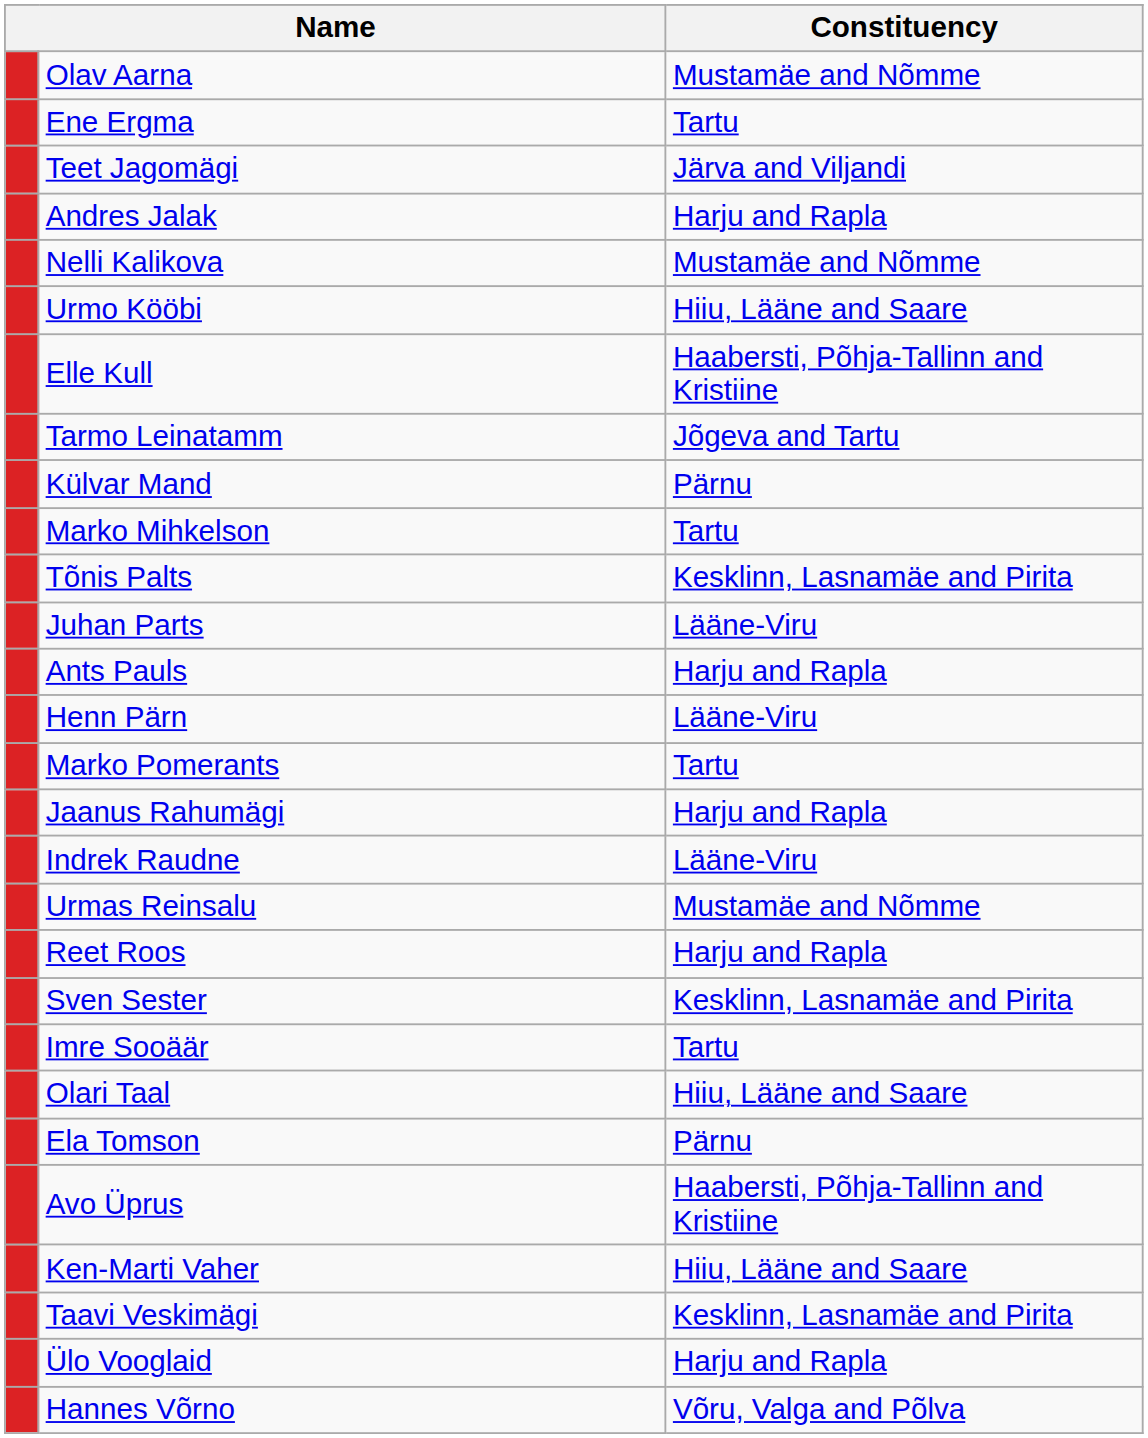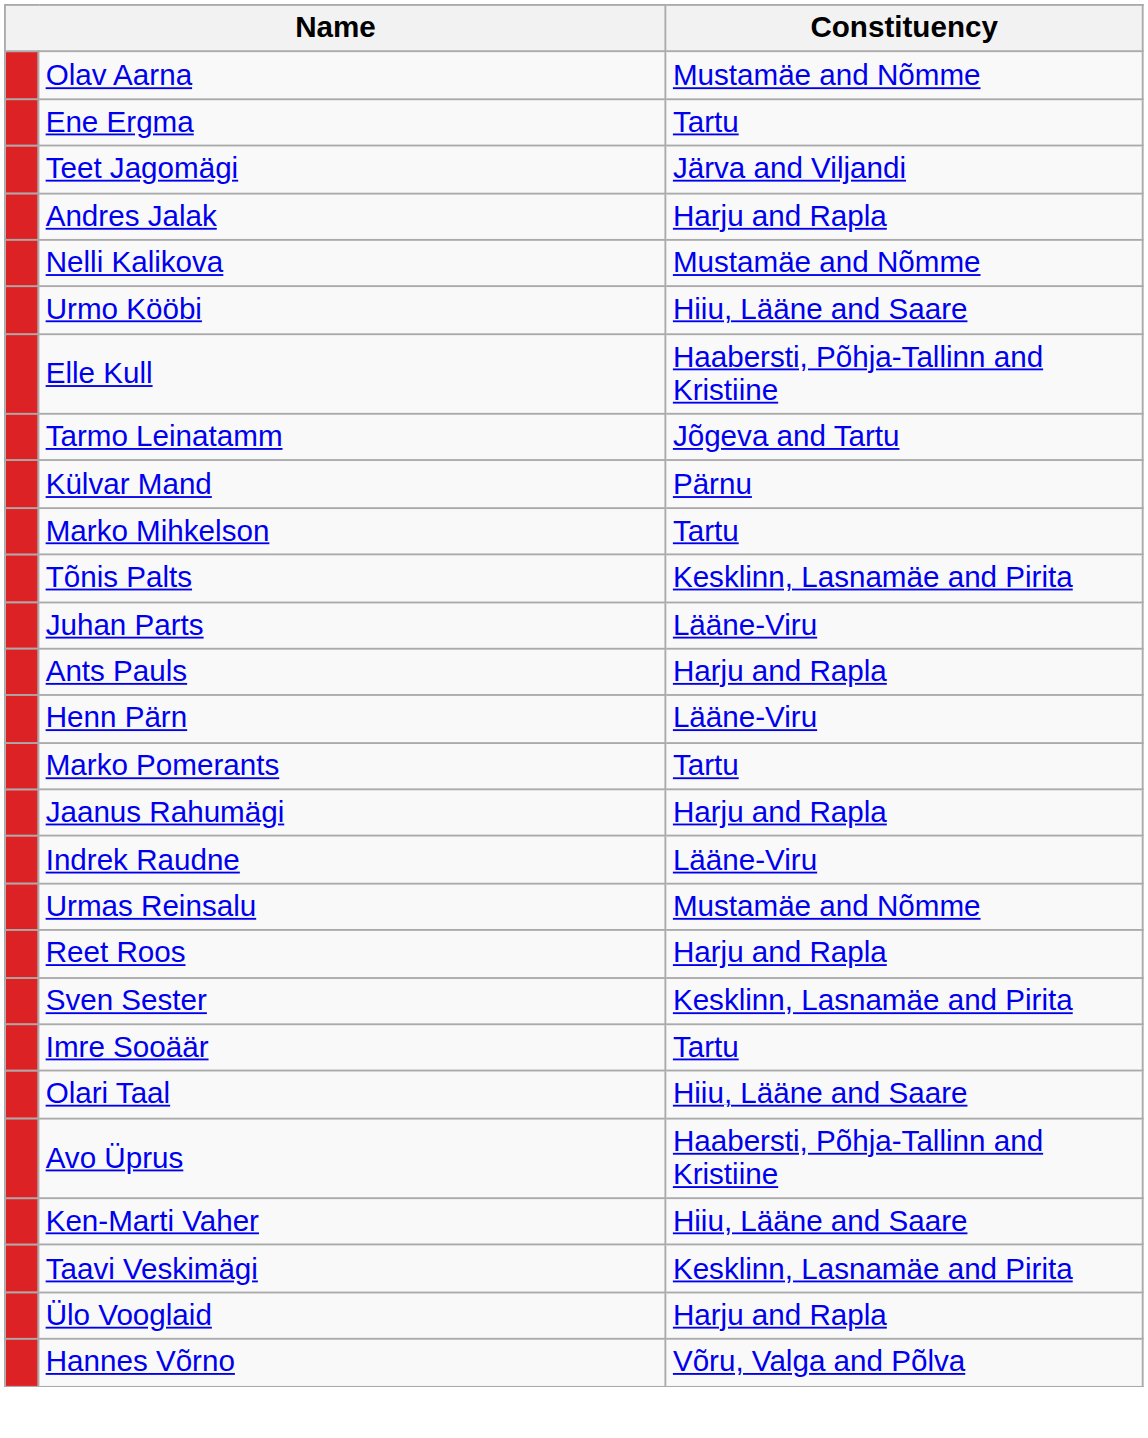- row: (123, 1140)
